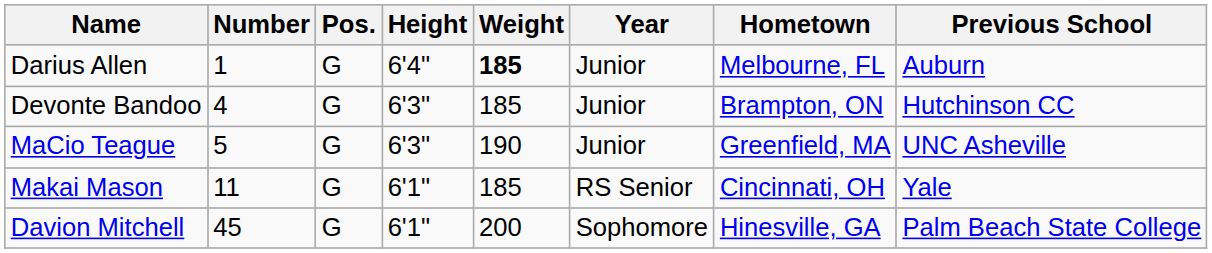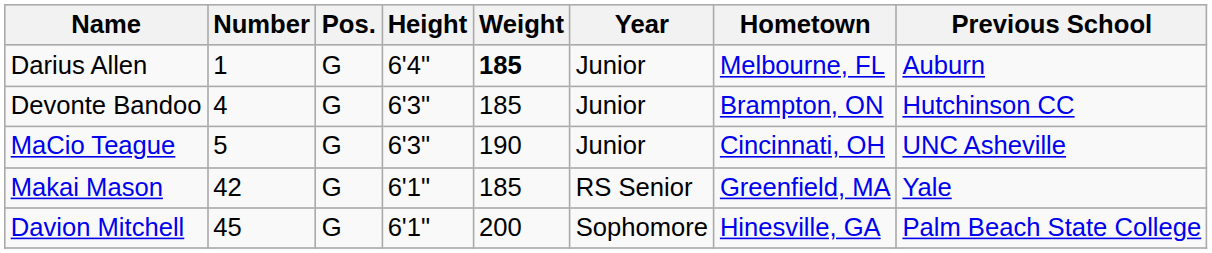(805, 146) Greenfield, MA -> (802, 146) Cincinnati, OH
(227, 187) 11 -> (227, 187) 42
(802, 187) Cincinnati, OH -> (805, 187) Greenfield, MA
